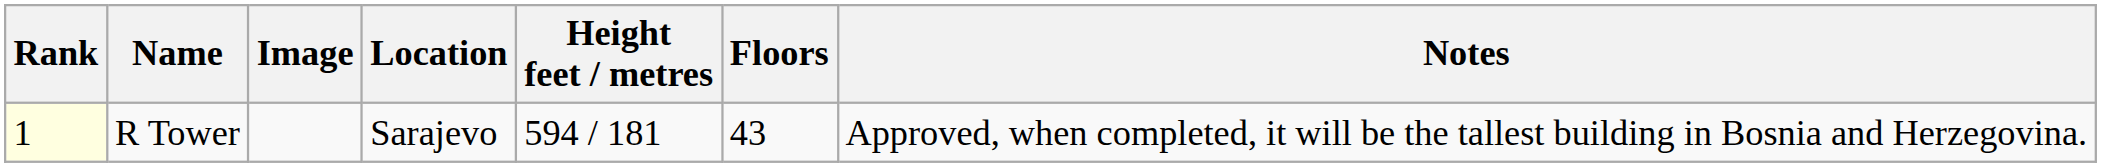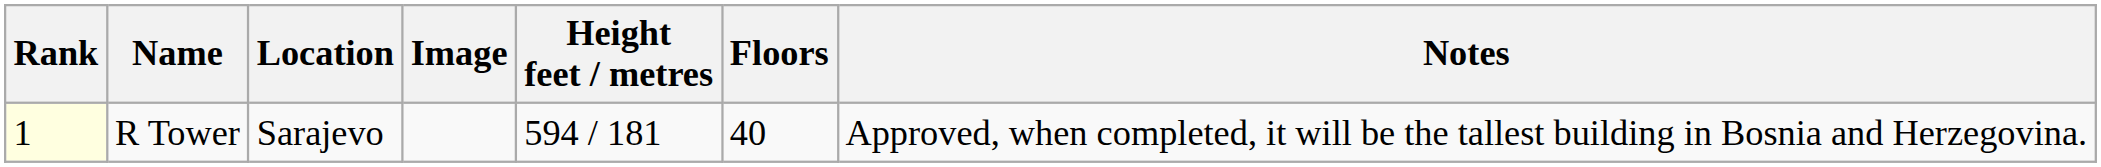columns swapped: (439, 53) <-> (305, 53)
(748, 131) 43 -> (748, 131) 40
